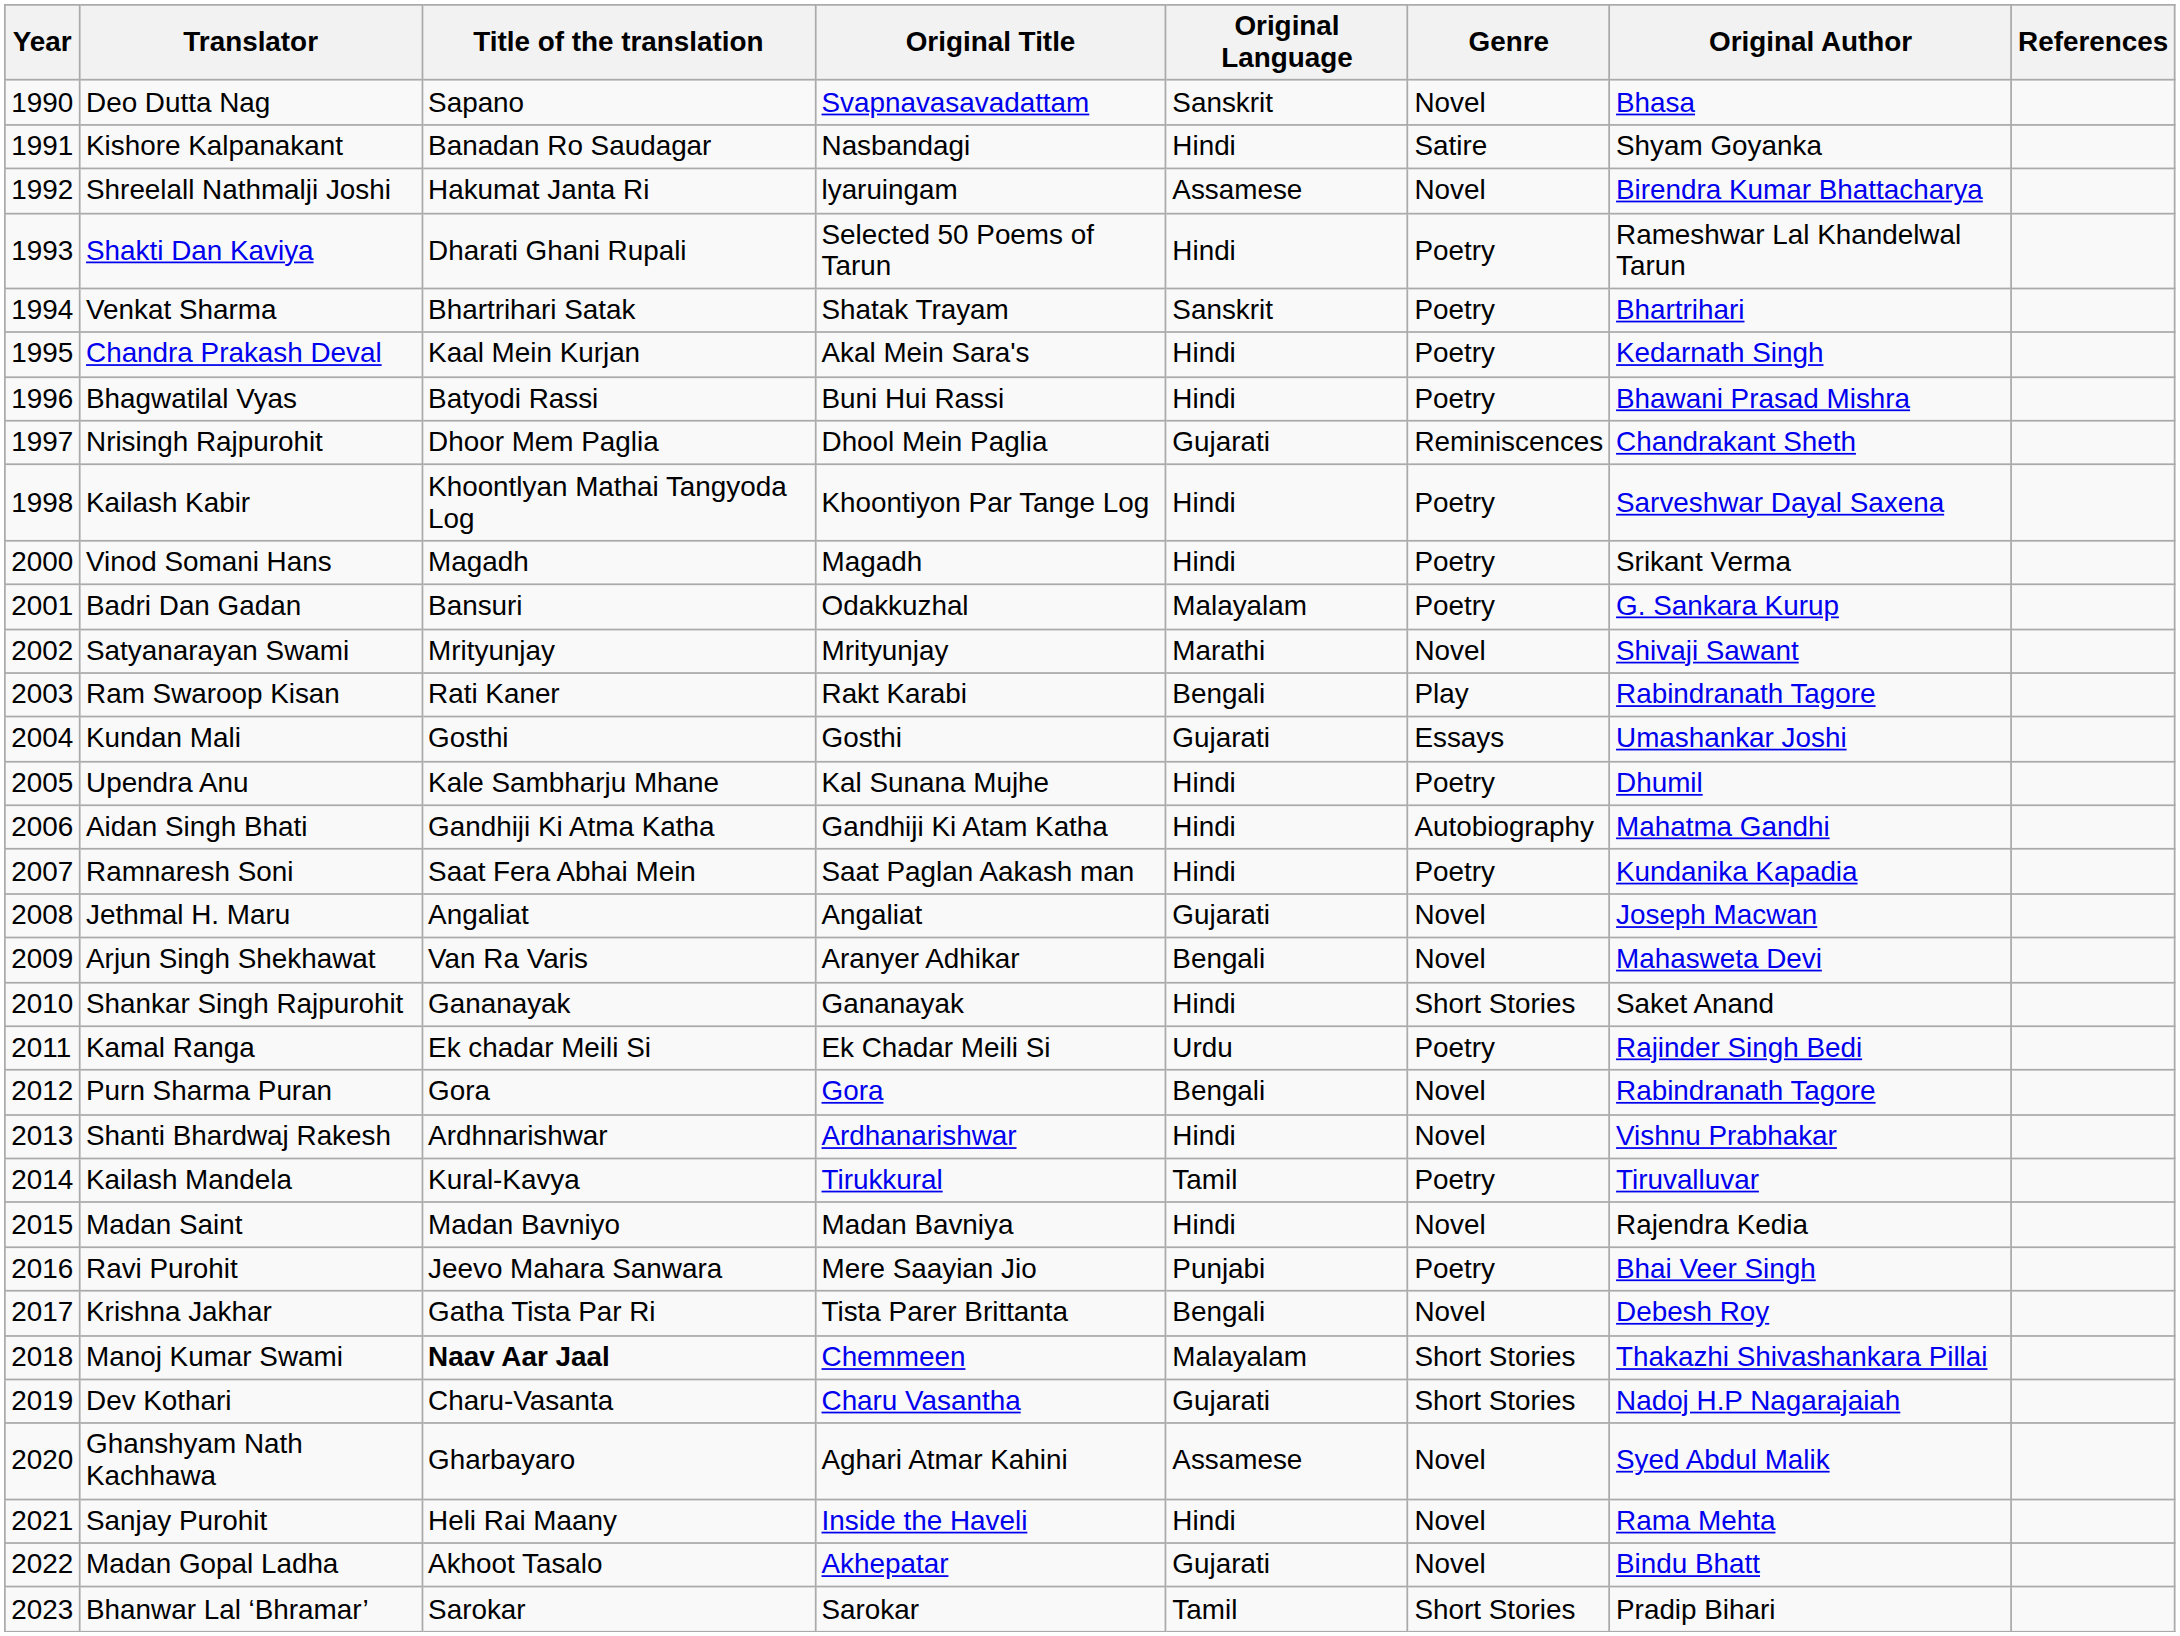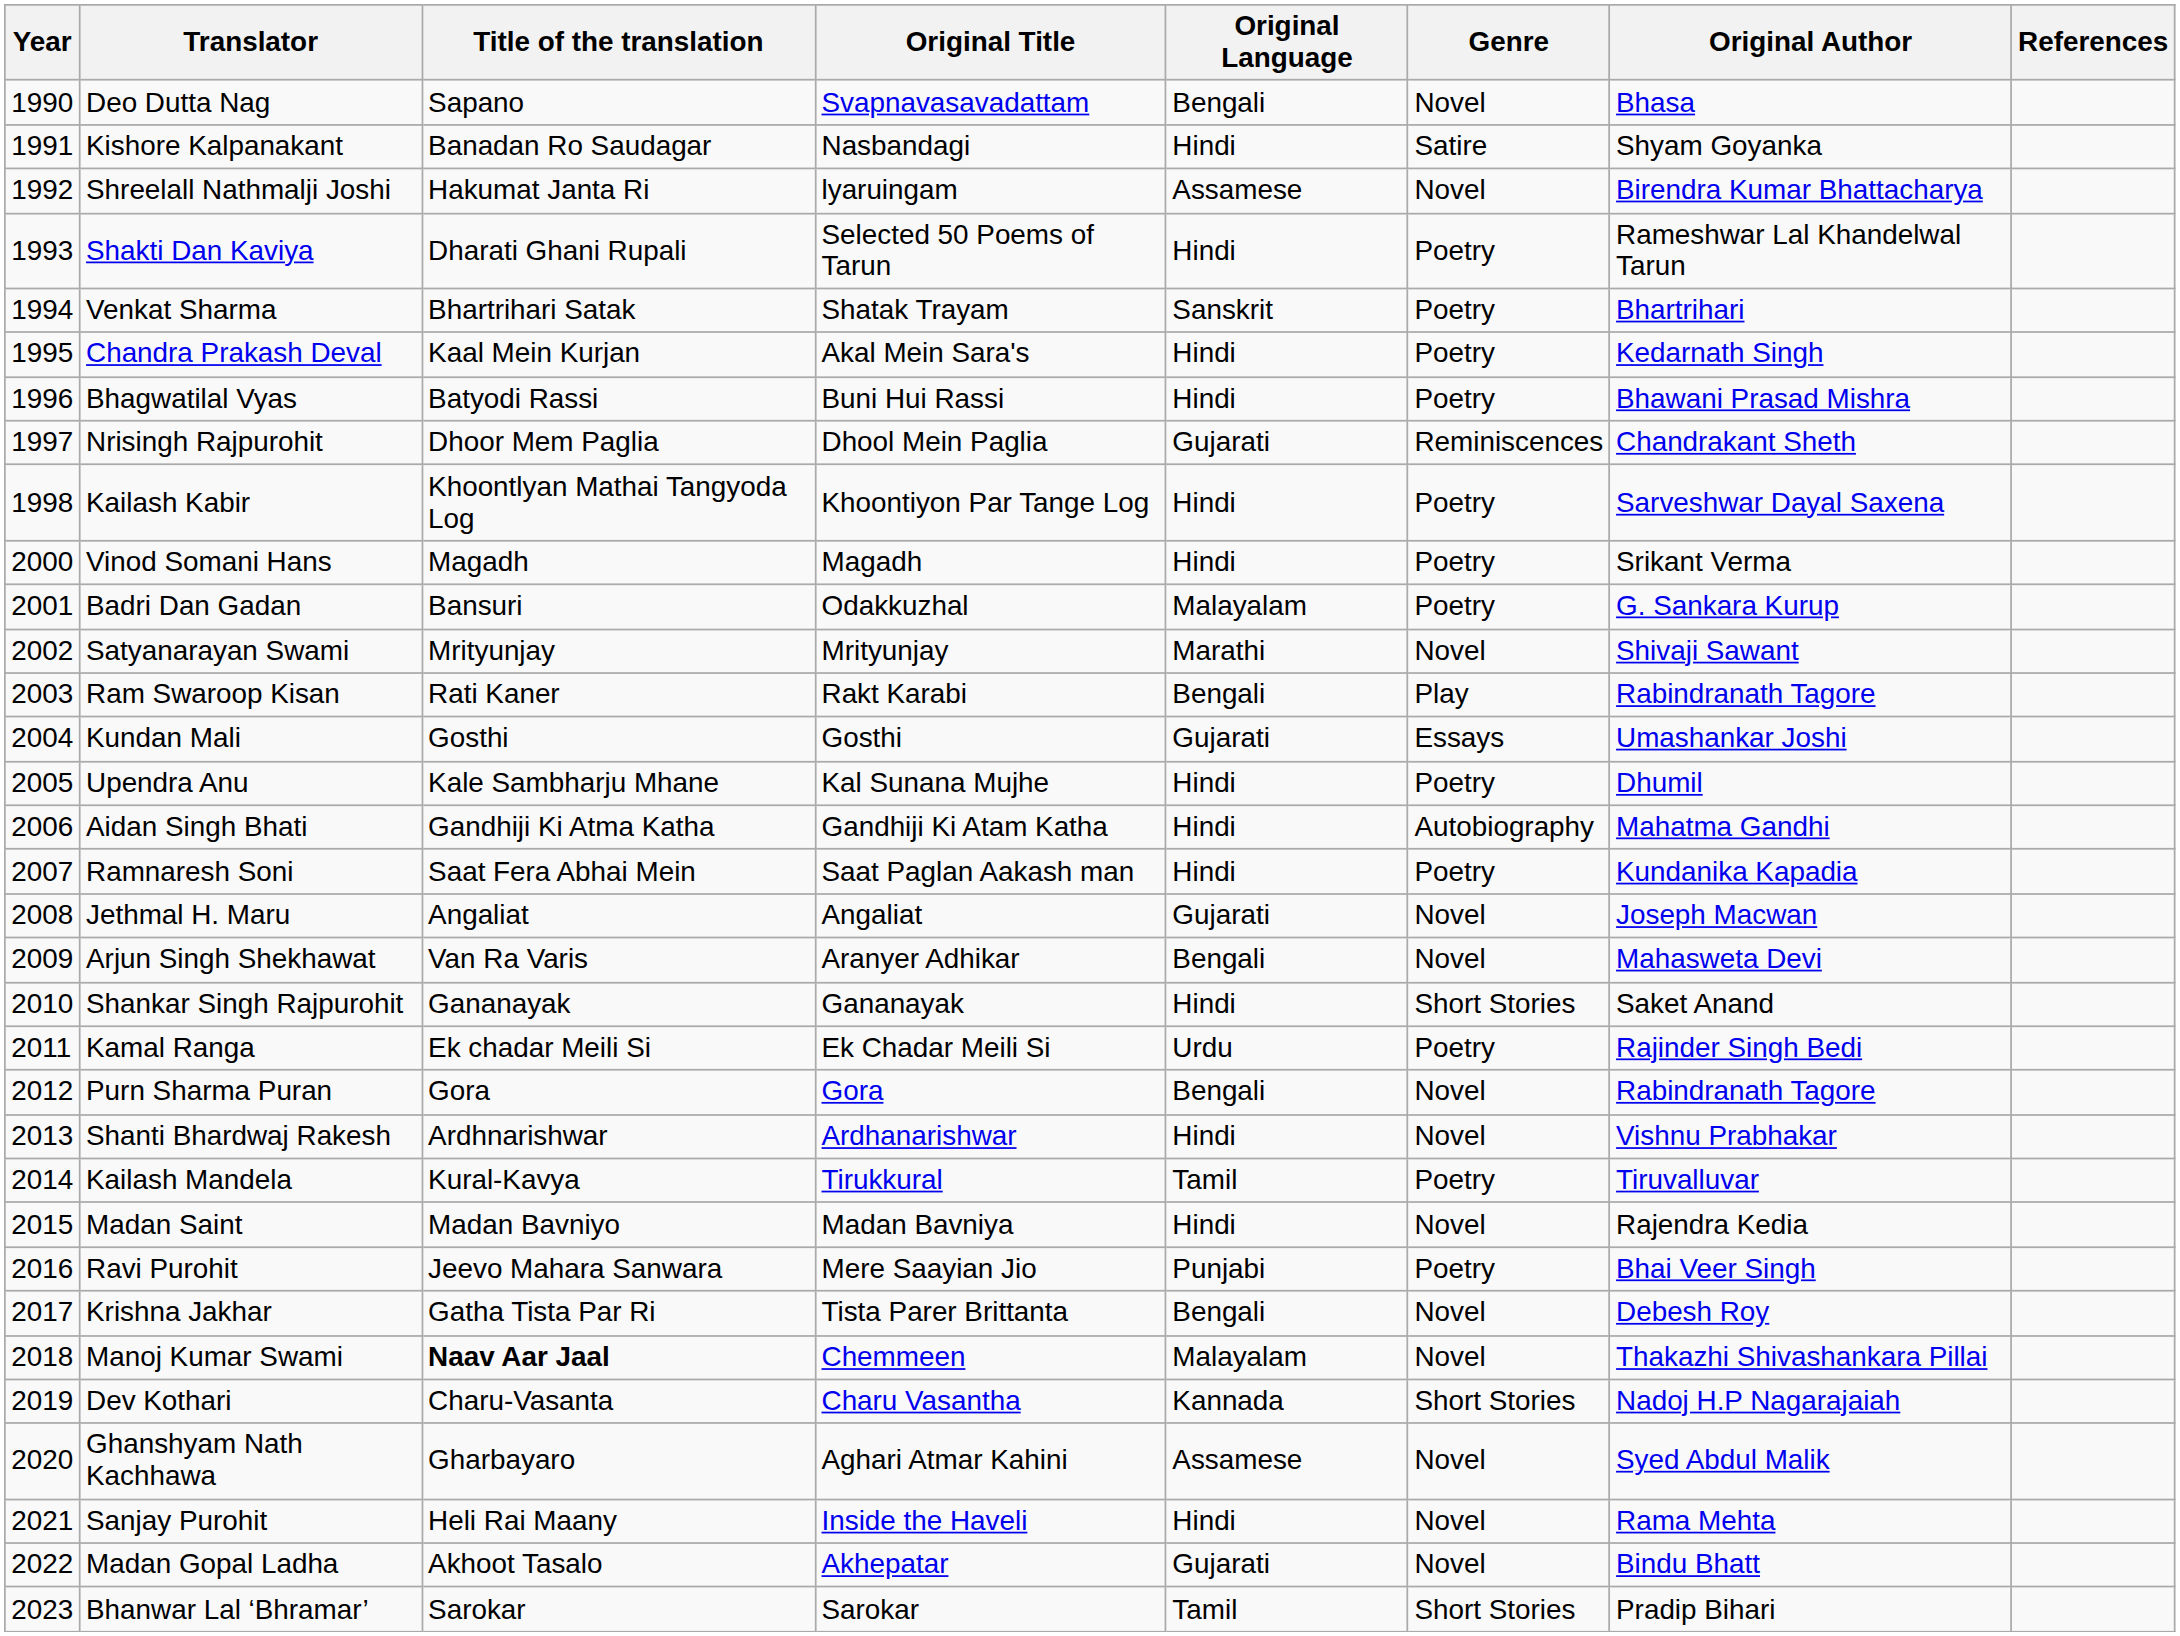(1223, 102) Sanskrit -> (1219, 102) Bengali
(1495, 1356) Short Stories -> (1450, 1356) Novel
(1221, 1400) Gujarati -> (1228, 1400) Kannada
